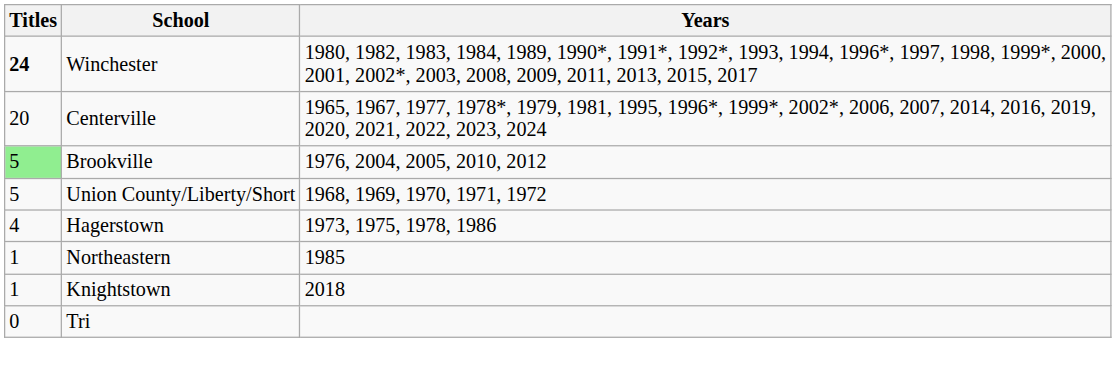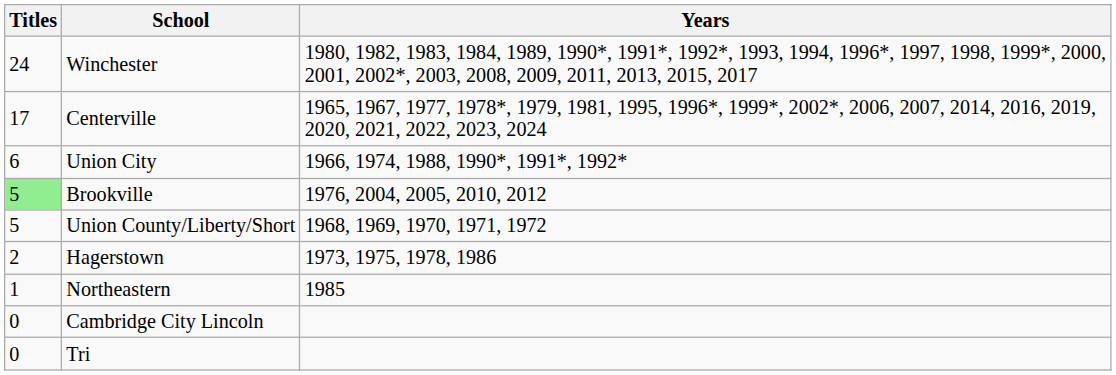(19, 63) bold -> (19, 63) normal
(19, 118) 20 -> (19, 118) 17
+ row: (111, 161)
(14, 225) 4 -> (14, 257) 2
- row: (118, 289)
+ row: (165, 321)
